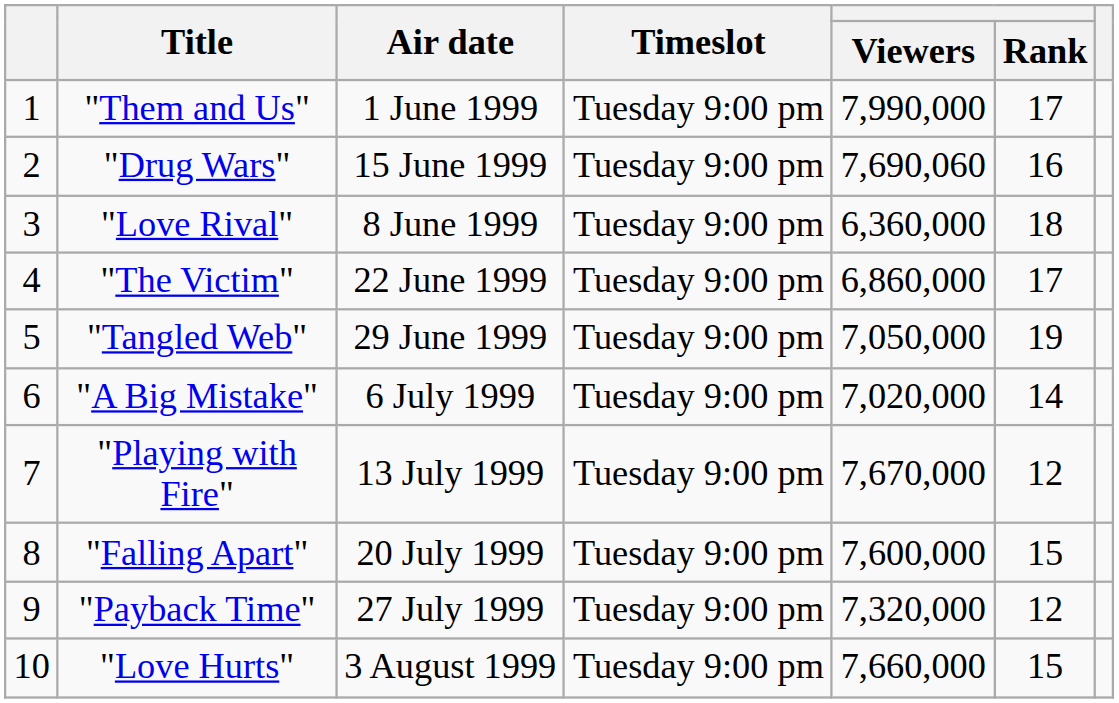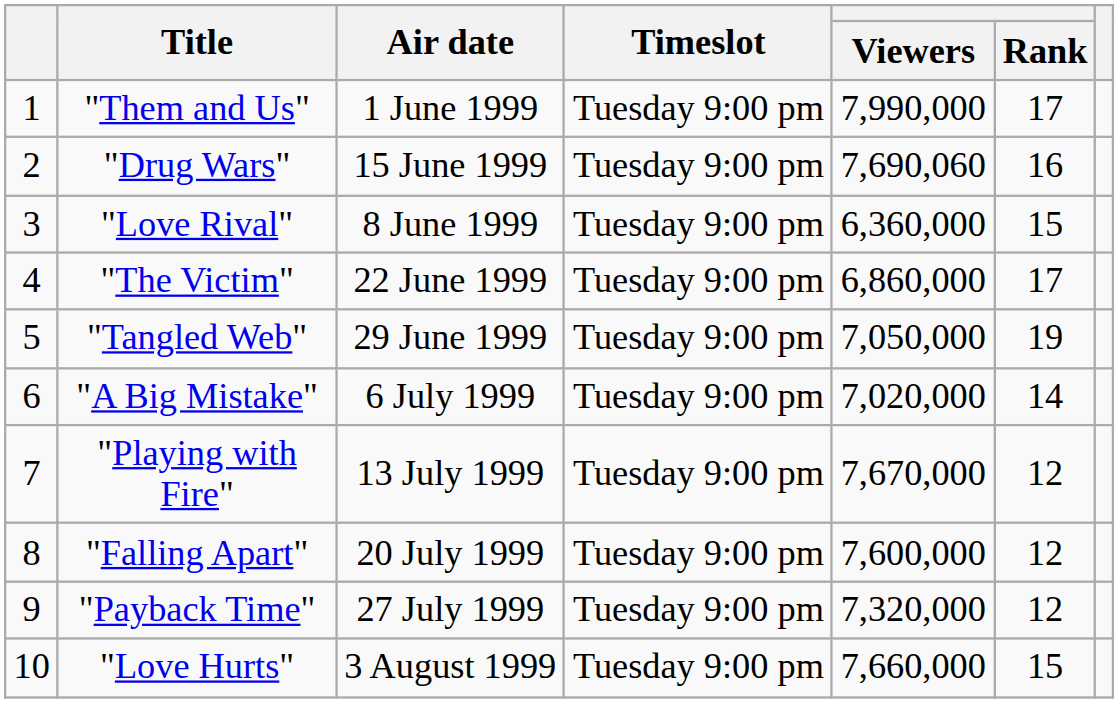(1045, 222) 18 -> (1045, 222) 15
(1045, 551) 15 -> (1045, 551) 12
